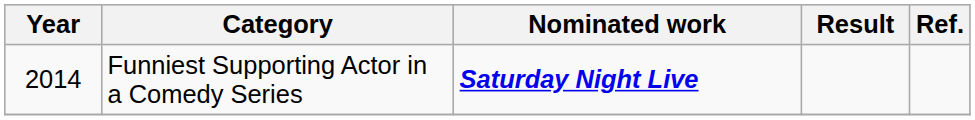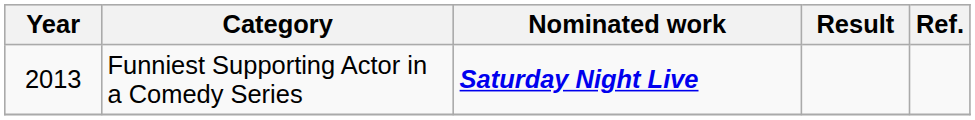(53, 79) 2014 -> (53, 79) 2013
